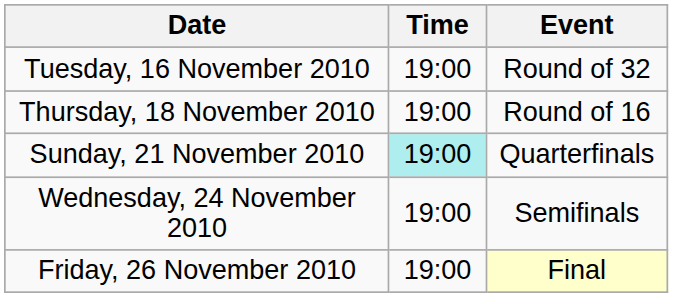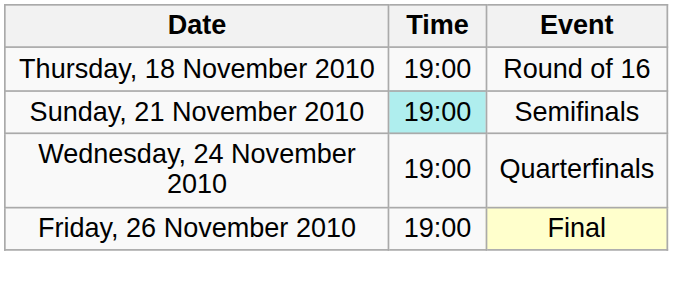- row: (197, 68)
(577, 154) Quarterfinals -> (577, 111) Semifinals
(577, 212) Semifinals -> (577, 169) Quarterfinals
